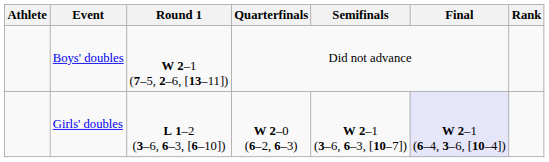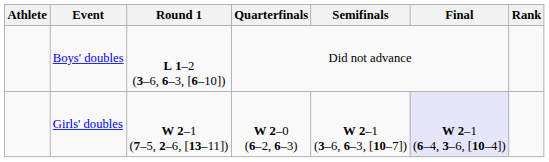(179, 73) W 2–1 (7–5, 2–6, [13–11]) -> (179, 73) L 1–2 (3–6, 6–3, [6–10])
(179, 139) L 1–2 (3–6, 6–3, [6–10]) -> (179, 139) W 2–1 (7–5, 2–6, [13–11])
